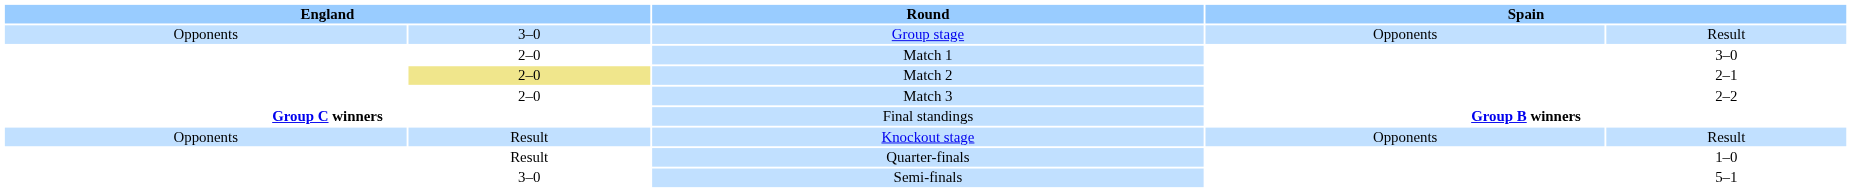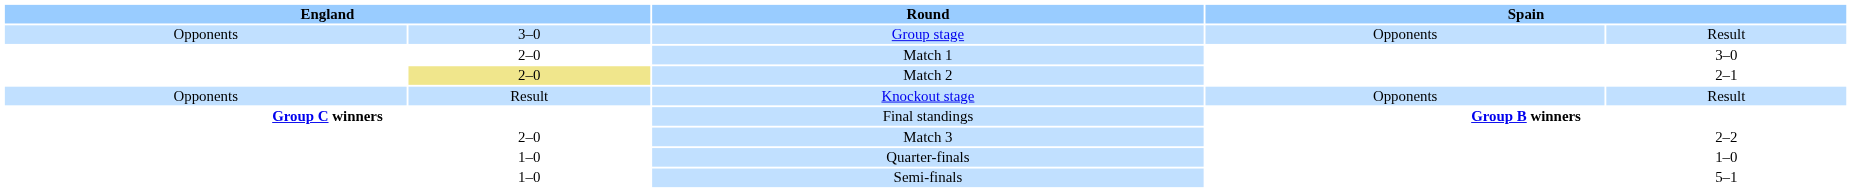rows swapped: (928, 96) <-> (928, 136)
(529, 157) Result -> (529, 157) 1–0
(529, 177) 3–0 -> (529, 177) 1–0
